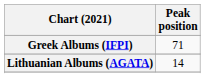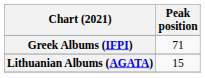(178, 63) 14 -> (178, 63) 15
